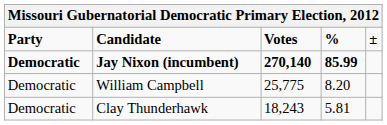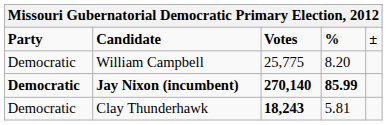rows swapped: (167, 62) <-> (150, 85)
(284, 108) normal -> (284, 108) bold
